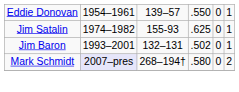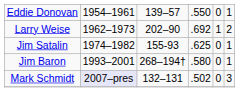+ row: (42, 29)
(163, 45) 132–131 -> (163, 62) 268–194†
(201, 45) .502 -> (201, 62) .580
(163, 62) 268–194† -> (163, 78) 132–131
(201, 62) .580 -> (201, 78) .502
(229, 62) 2 -> (229, 78) 3
